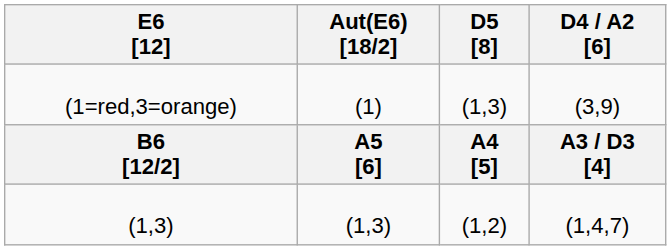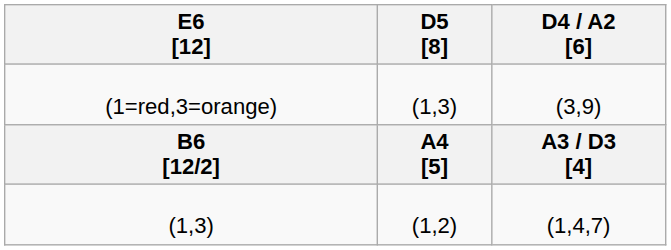- column: (368, 34)
